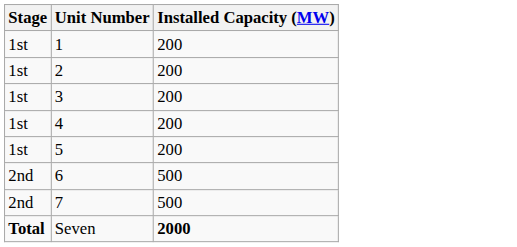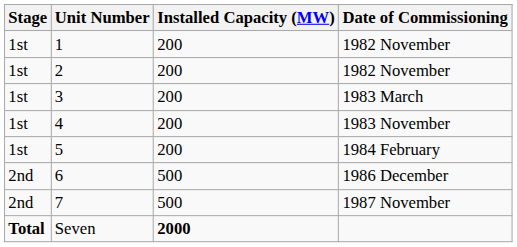+ column: (425, 17)
